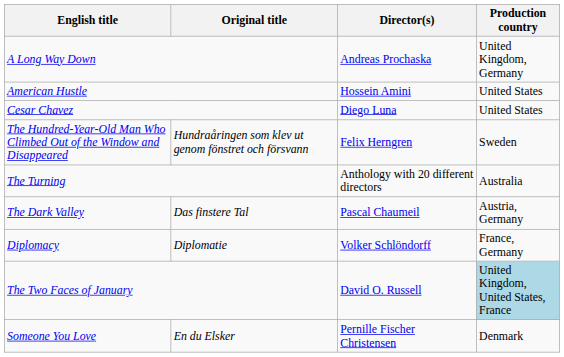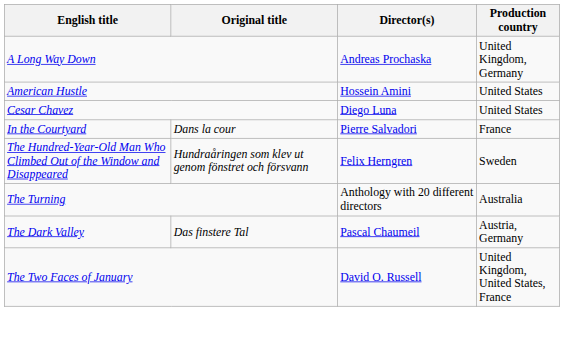+ row: (47, 128)
- row: (33, 245)
(512, 290) lightblue background -> (512, 277) no background
- row: (52, 336)
